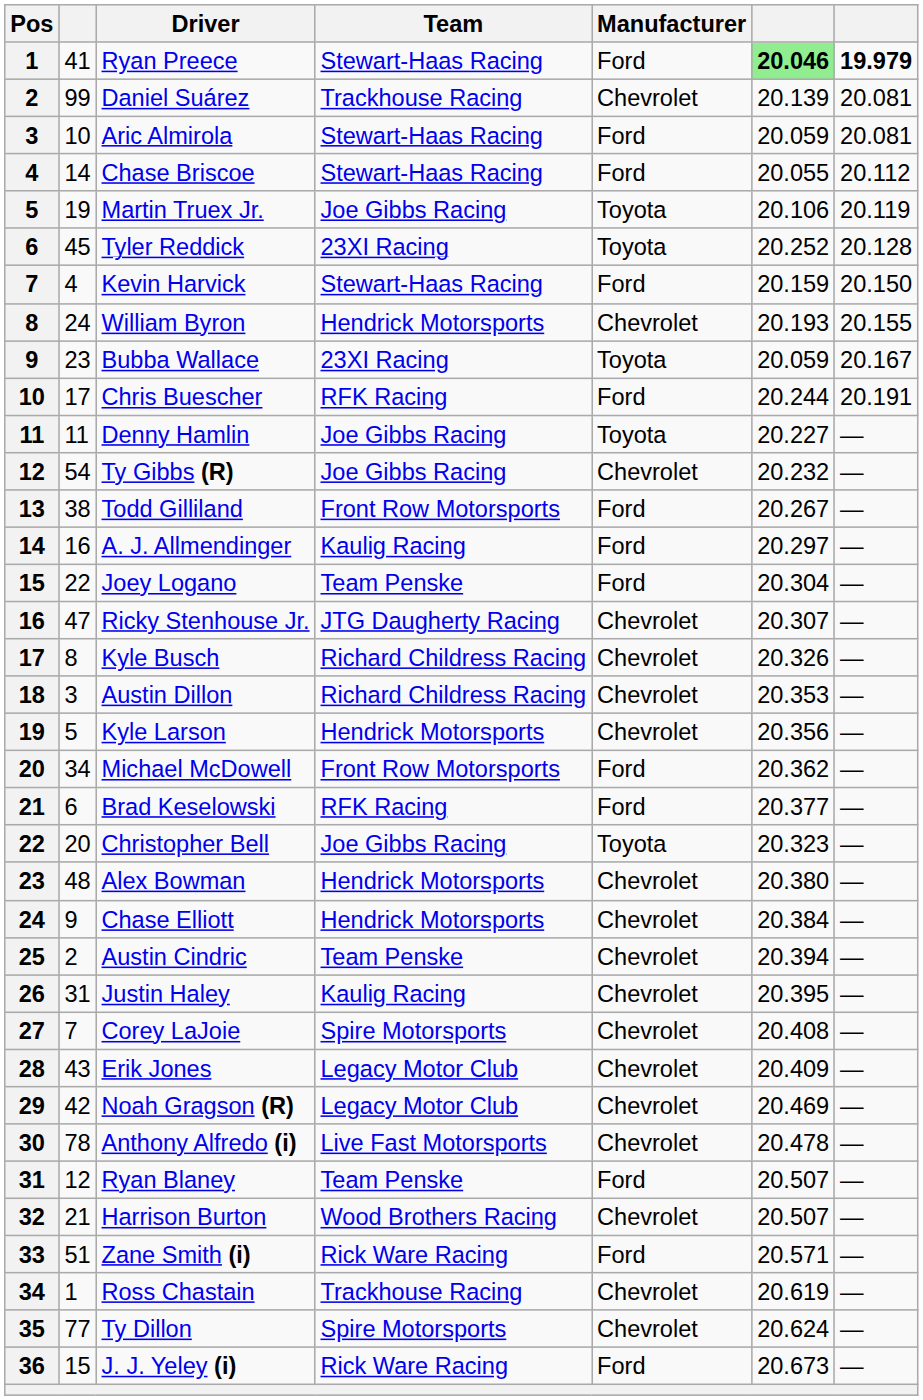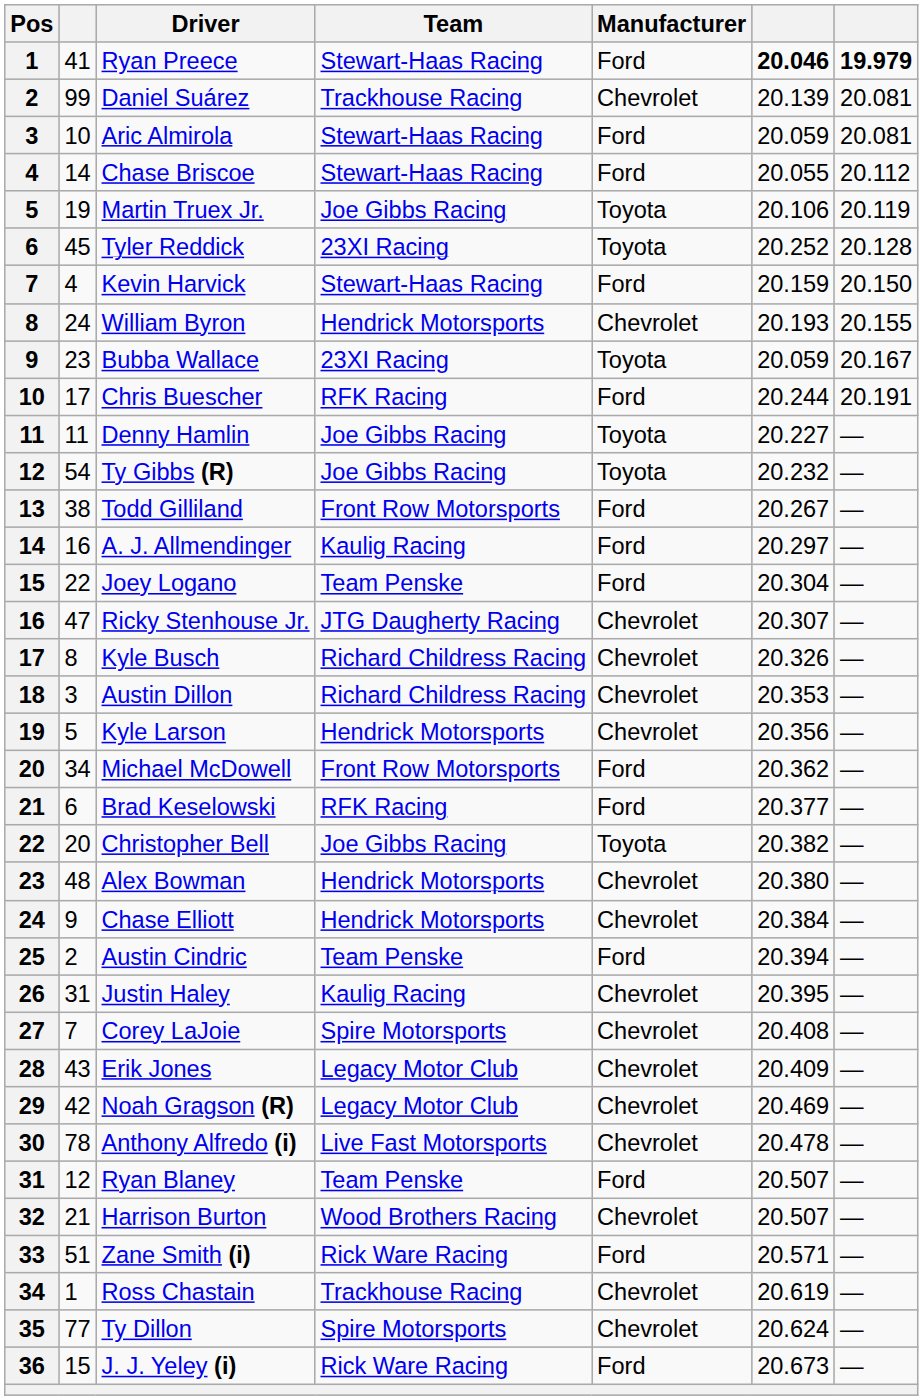(793, 61) lightgreen background -> (793, 61) no background
(647, 471) Chevrolet -> (632, 471) Toyota
(793, 844) 20.323 -> (793, 844) 20.382
(647, 956) Chevrolet -> (621, 956) Ford
